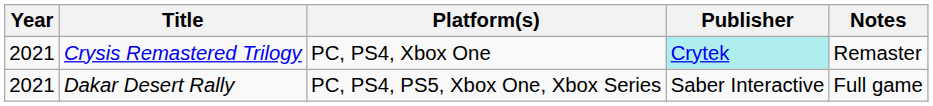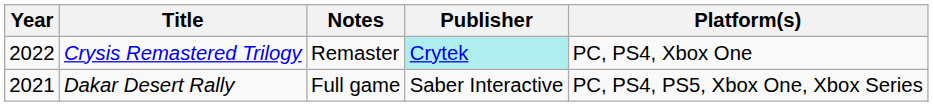columns swapped: (486, 20) <-> (878, 20)
(32, 52) 2021 -> (32, 52) 2022
